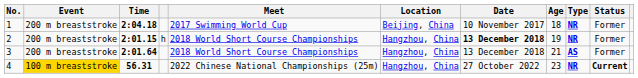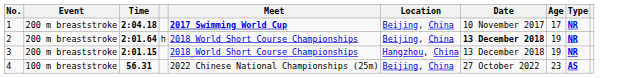- column: (610, 11)
(228, 25) normal -> (228, 25) bold
(556, 25) 18 -> (556, 25) 17
(139, 39) 2:01.15 -> (139, 39) 2:01.64
(421, 39) Hangzhou, China -> (418, 39) Beijing, China
(139, 53) 2:01.64 -> (139, 53) 2:01.15
(556, 53) 21 -> (556, 53) 19
(573, 53) AS -> (573, 53) NR
(71, 66) gold background -> (71, 66) no background
(421, 66) Hangzhou, China -> (418, 66) Beijing, China
(573, 66) NR -> (573, 66) AS
